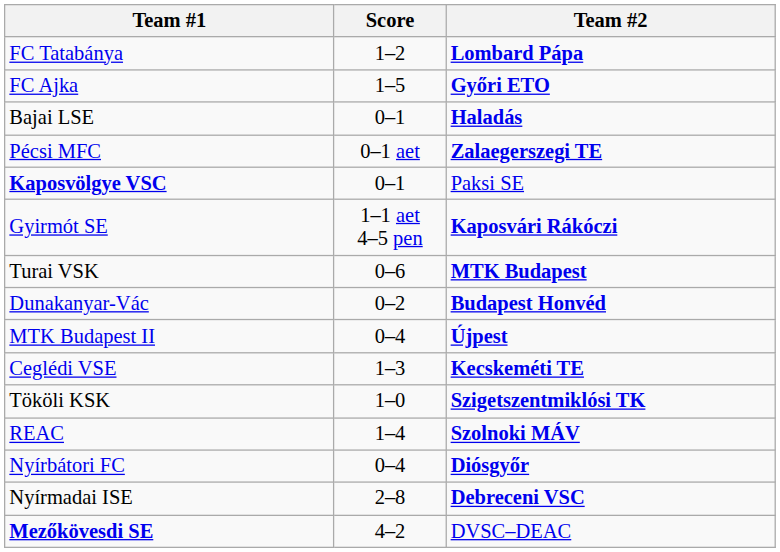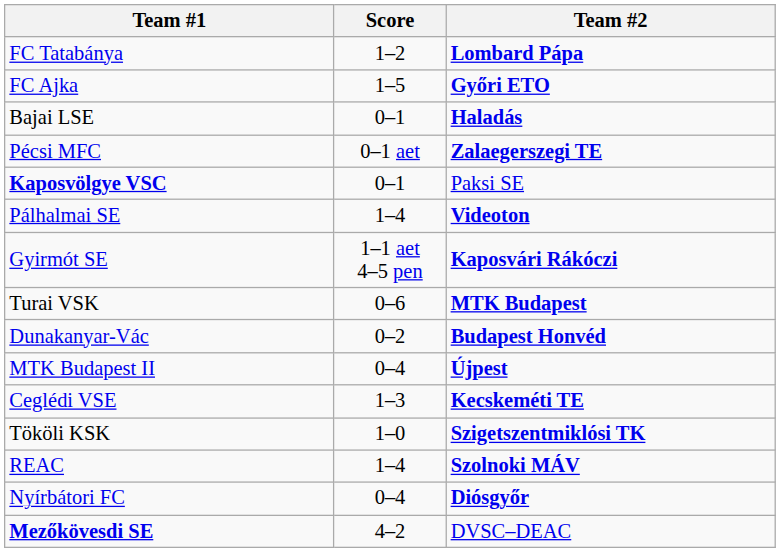+ row: (65, 215)
- row: (71, 498)
